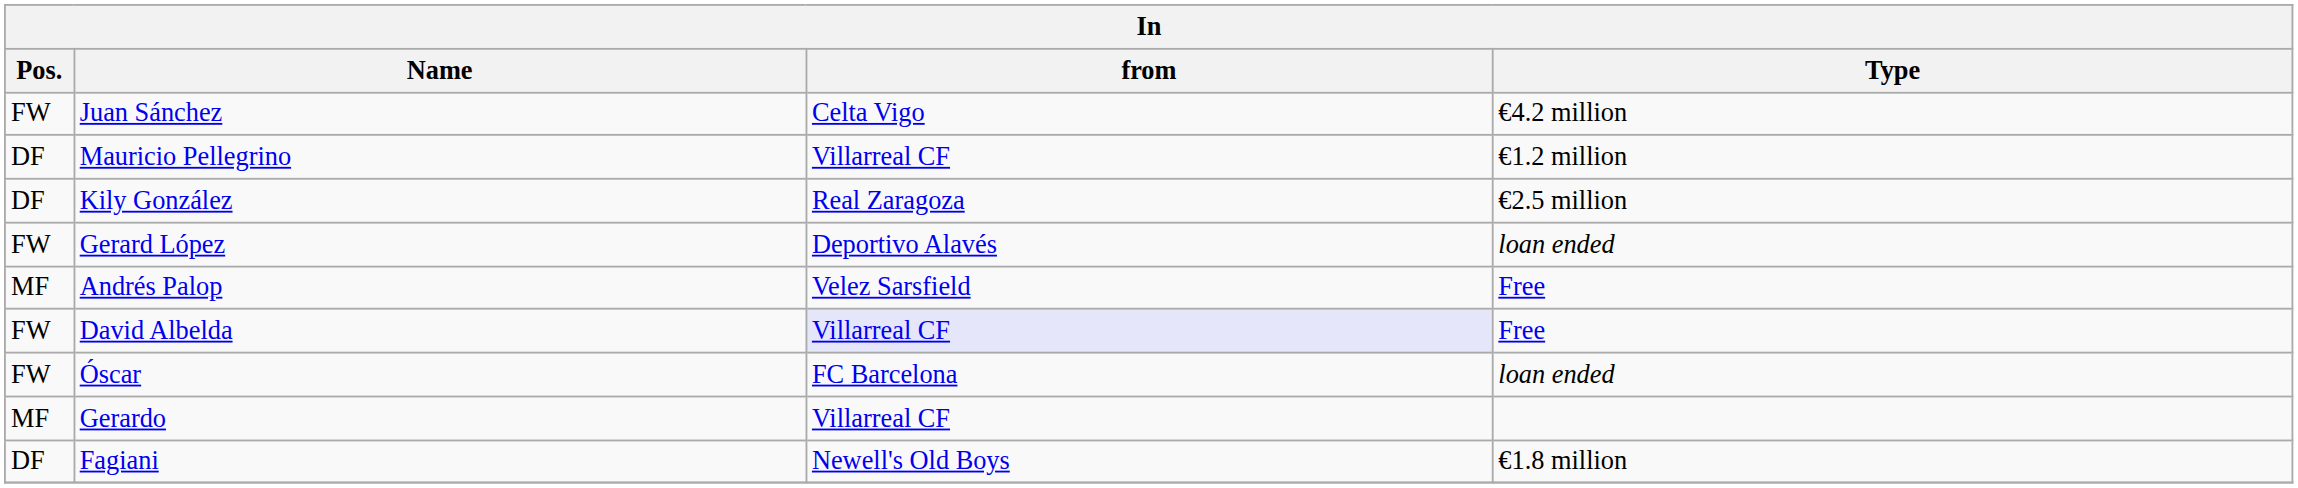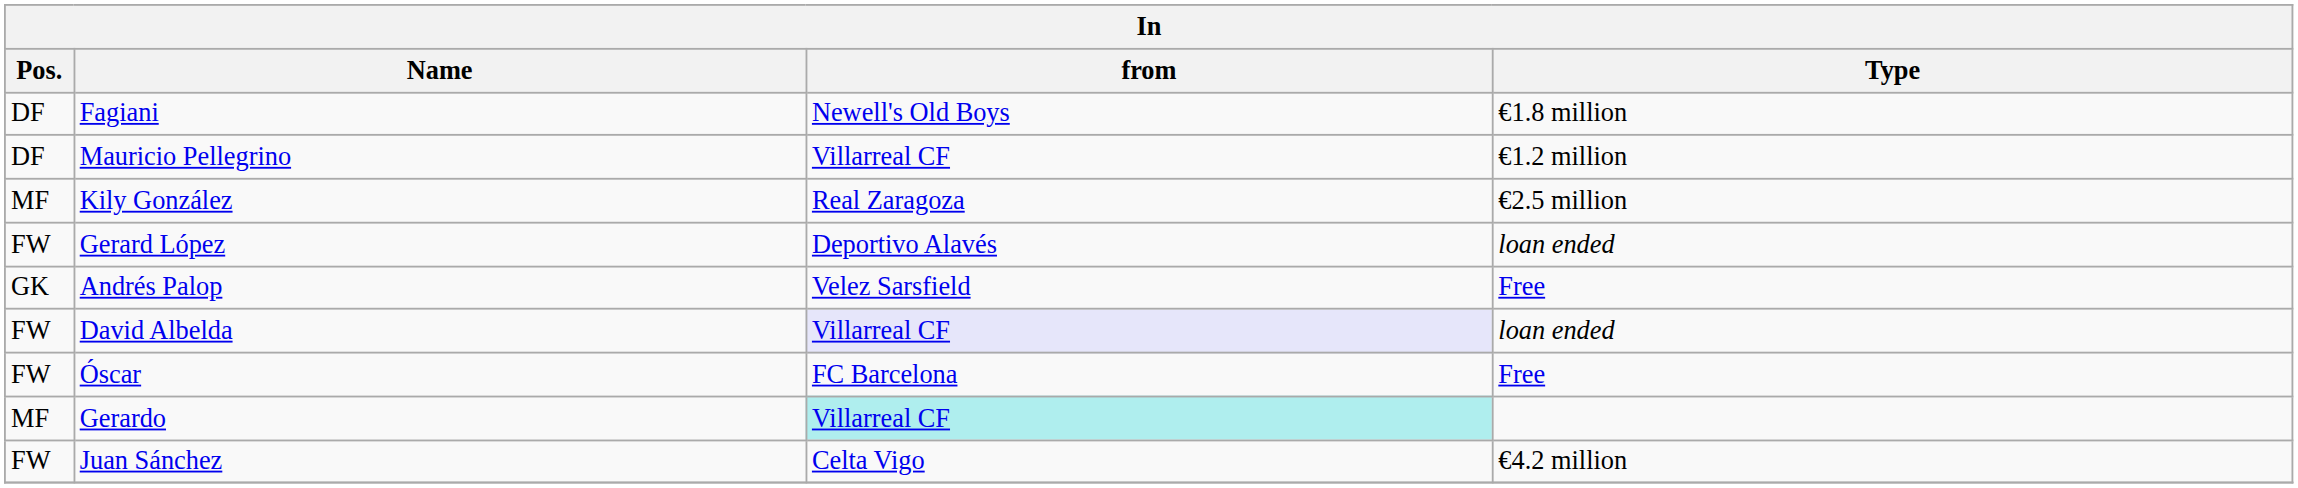rows swapped: (151, 113) <-> (119, 461)
(28, 200) DF -> (30, 200) MF
(30, 287) MF -> (30, 287) GK
(1522, 330) Free -> (1556, 330) loan ended
(1556, 374) loan ended -> (1522, 374) Free
(881, 417) no background -> (881, 417) paleturquoise background
